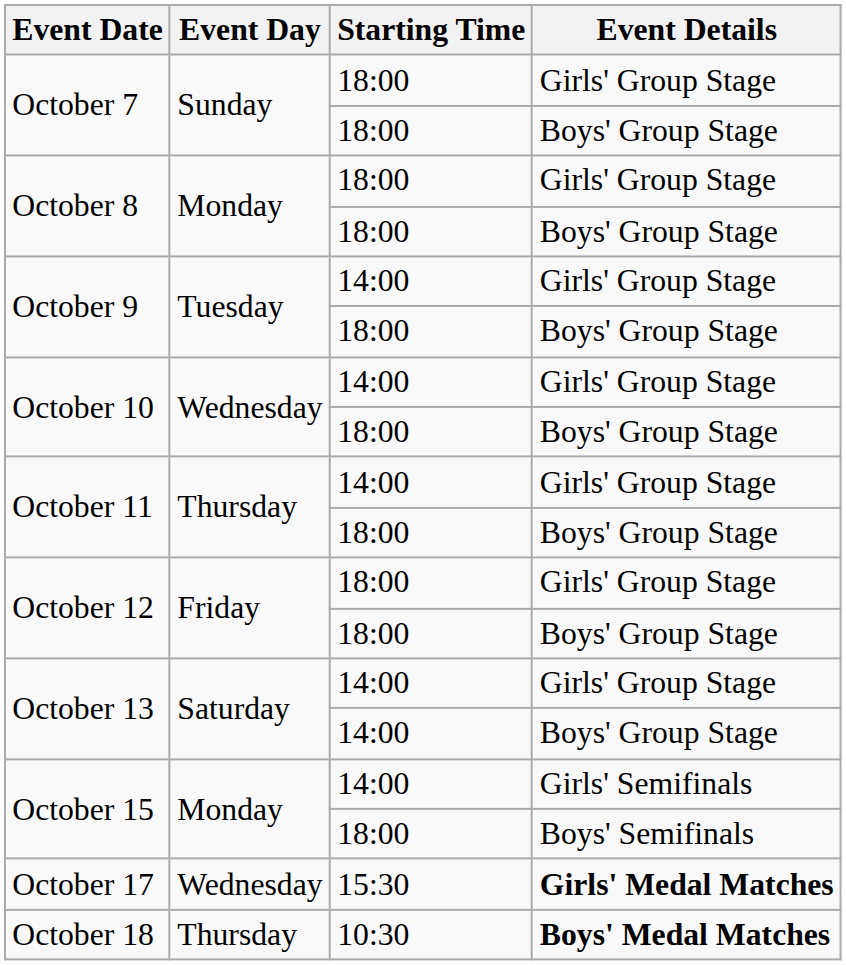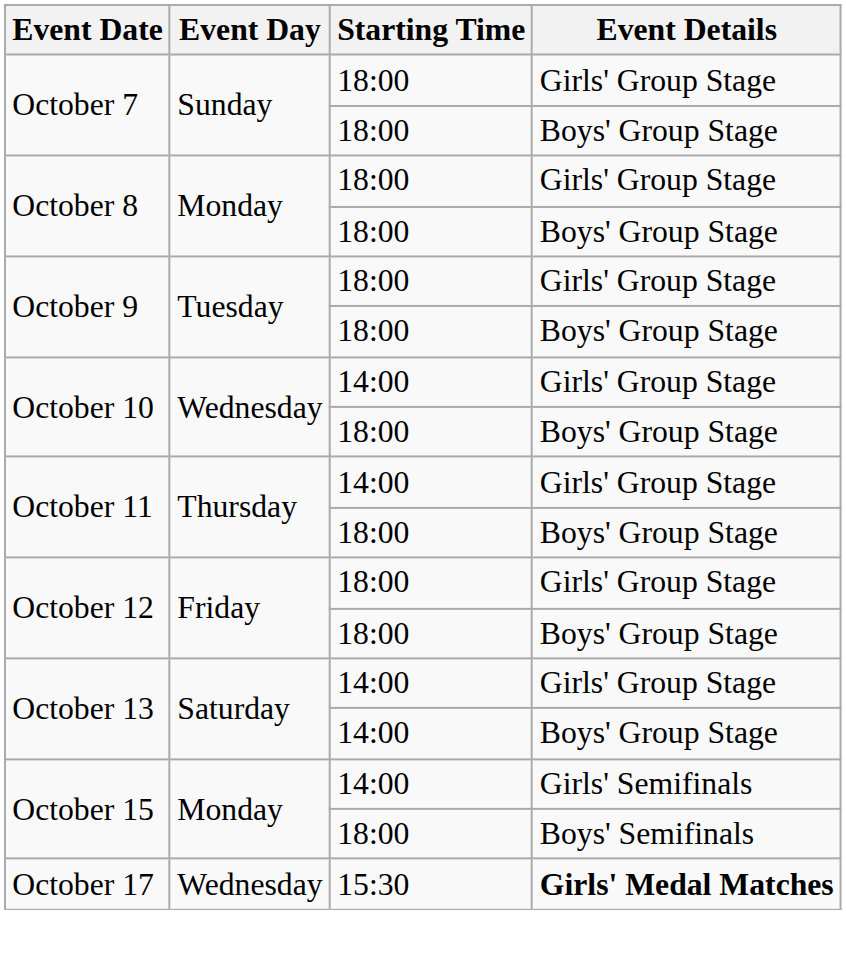(373, 280) 14:00 -> (373, 280) 18:00
- row: (83, 933)
